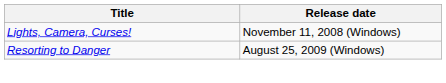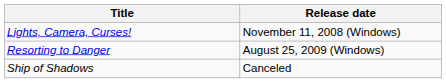+ row: (50, 68)
